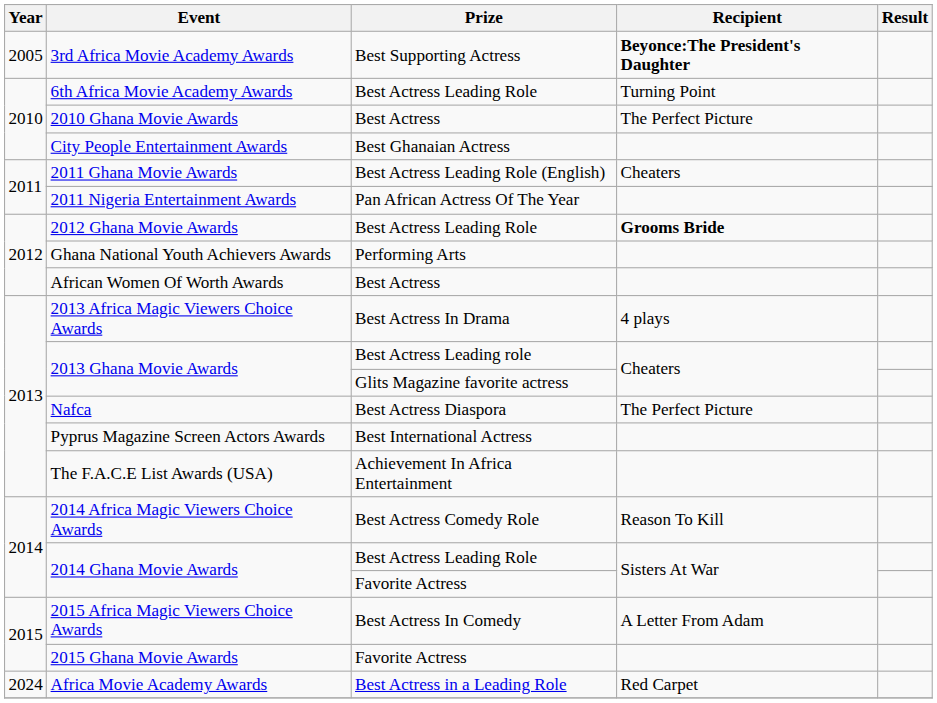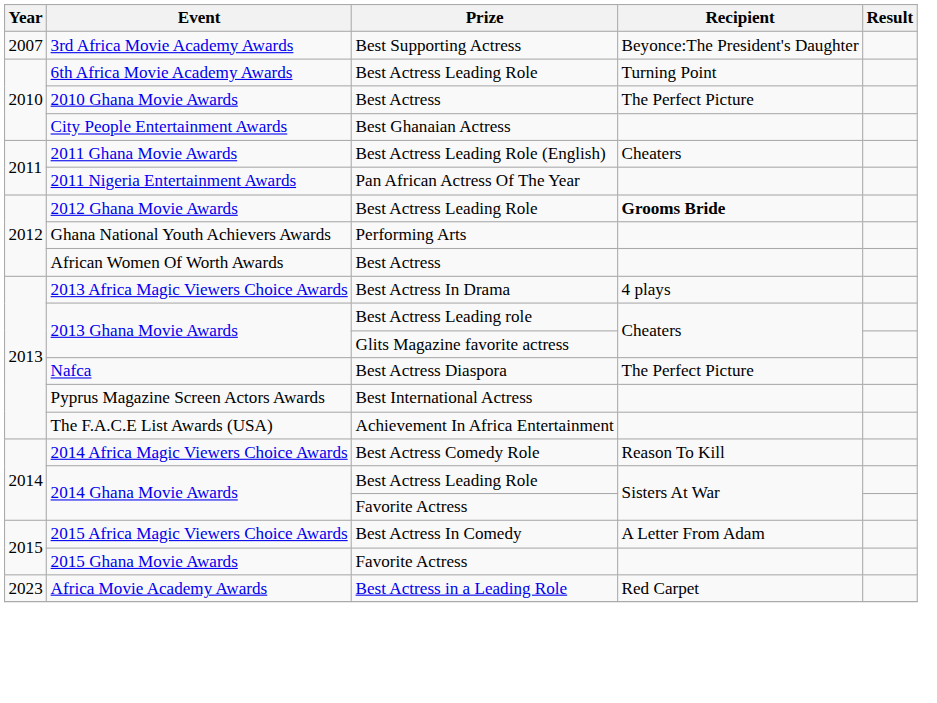(26, 54) 2005 -> (26, 45) 2007
(711, 54) bold -> (740, 45) normal
(26, 684) 2024 -> (26, 588) 2023
